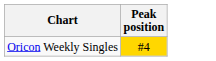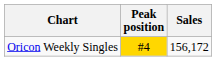+ column: (189, 20)
